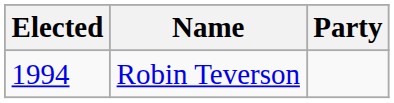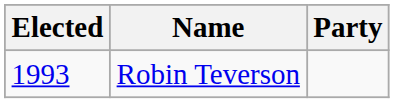(41, 73) 1994 -> (41, 73) 1993
